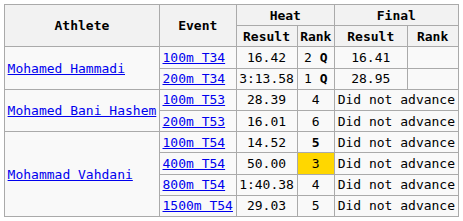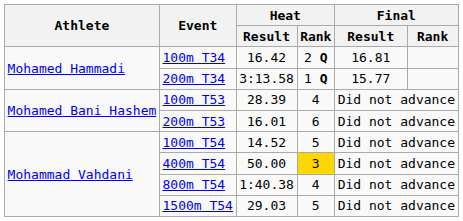(371, 57) 16.41 -> (371, 57) 16.81
(371, 79) 28.95 -> (371, 79) 15.77
(316, 142) bold -> (316, 142) normal
